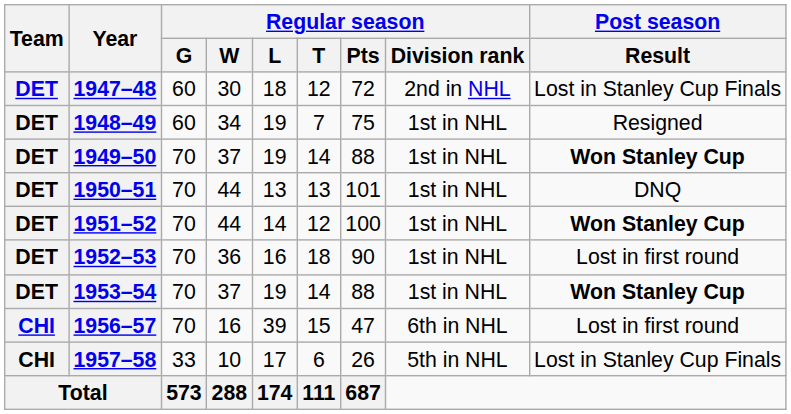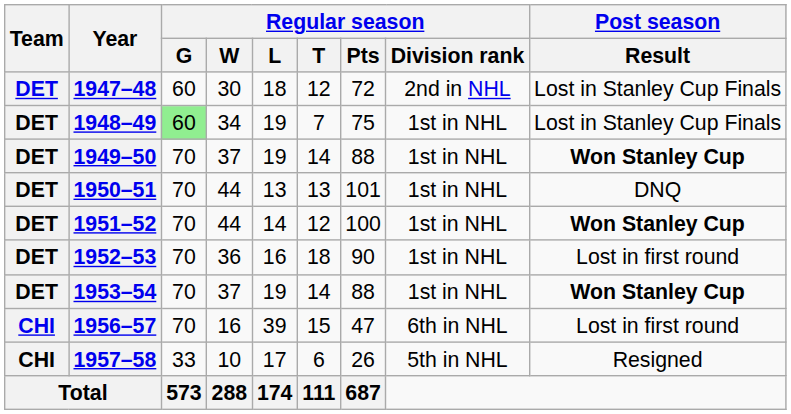(184, 123) no background -> (184, 123) lightgreen background
(658, 123) Resigned -> (658, 123) Lost in Stanley Cup Finals
(658, 359) Lost in Stanley Cup Finals -> (658, 359) Resigned
